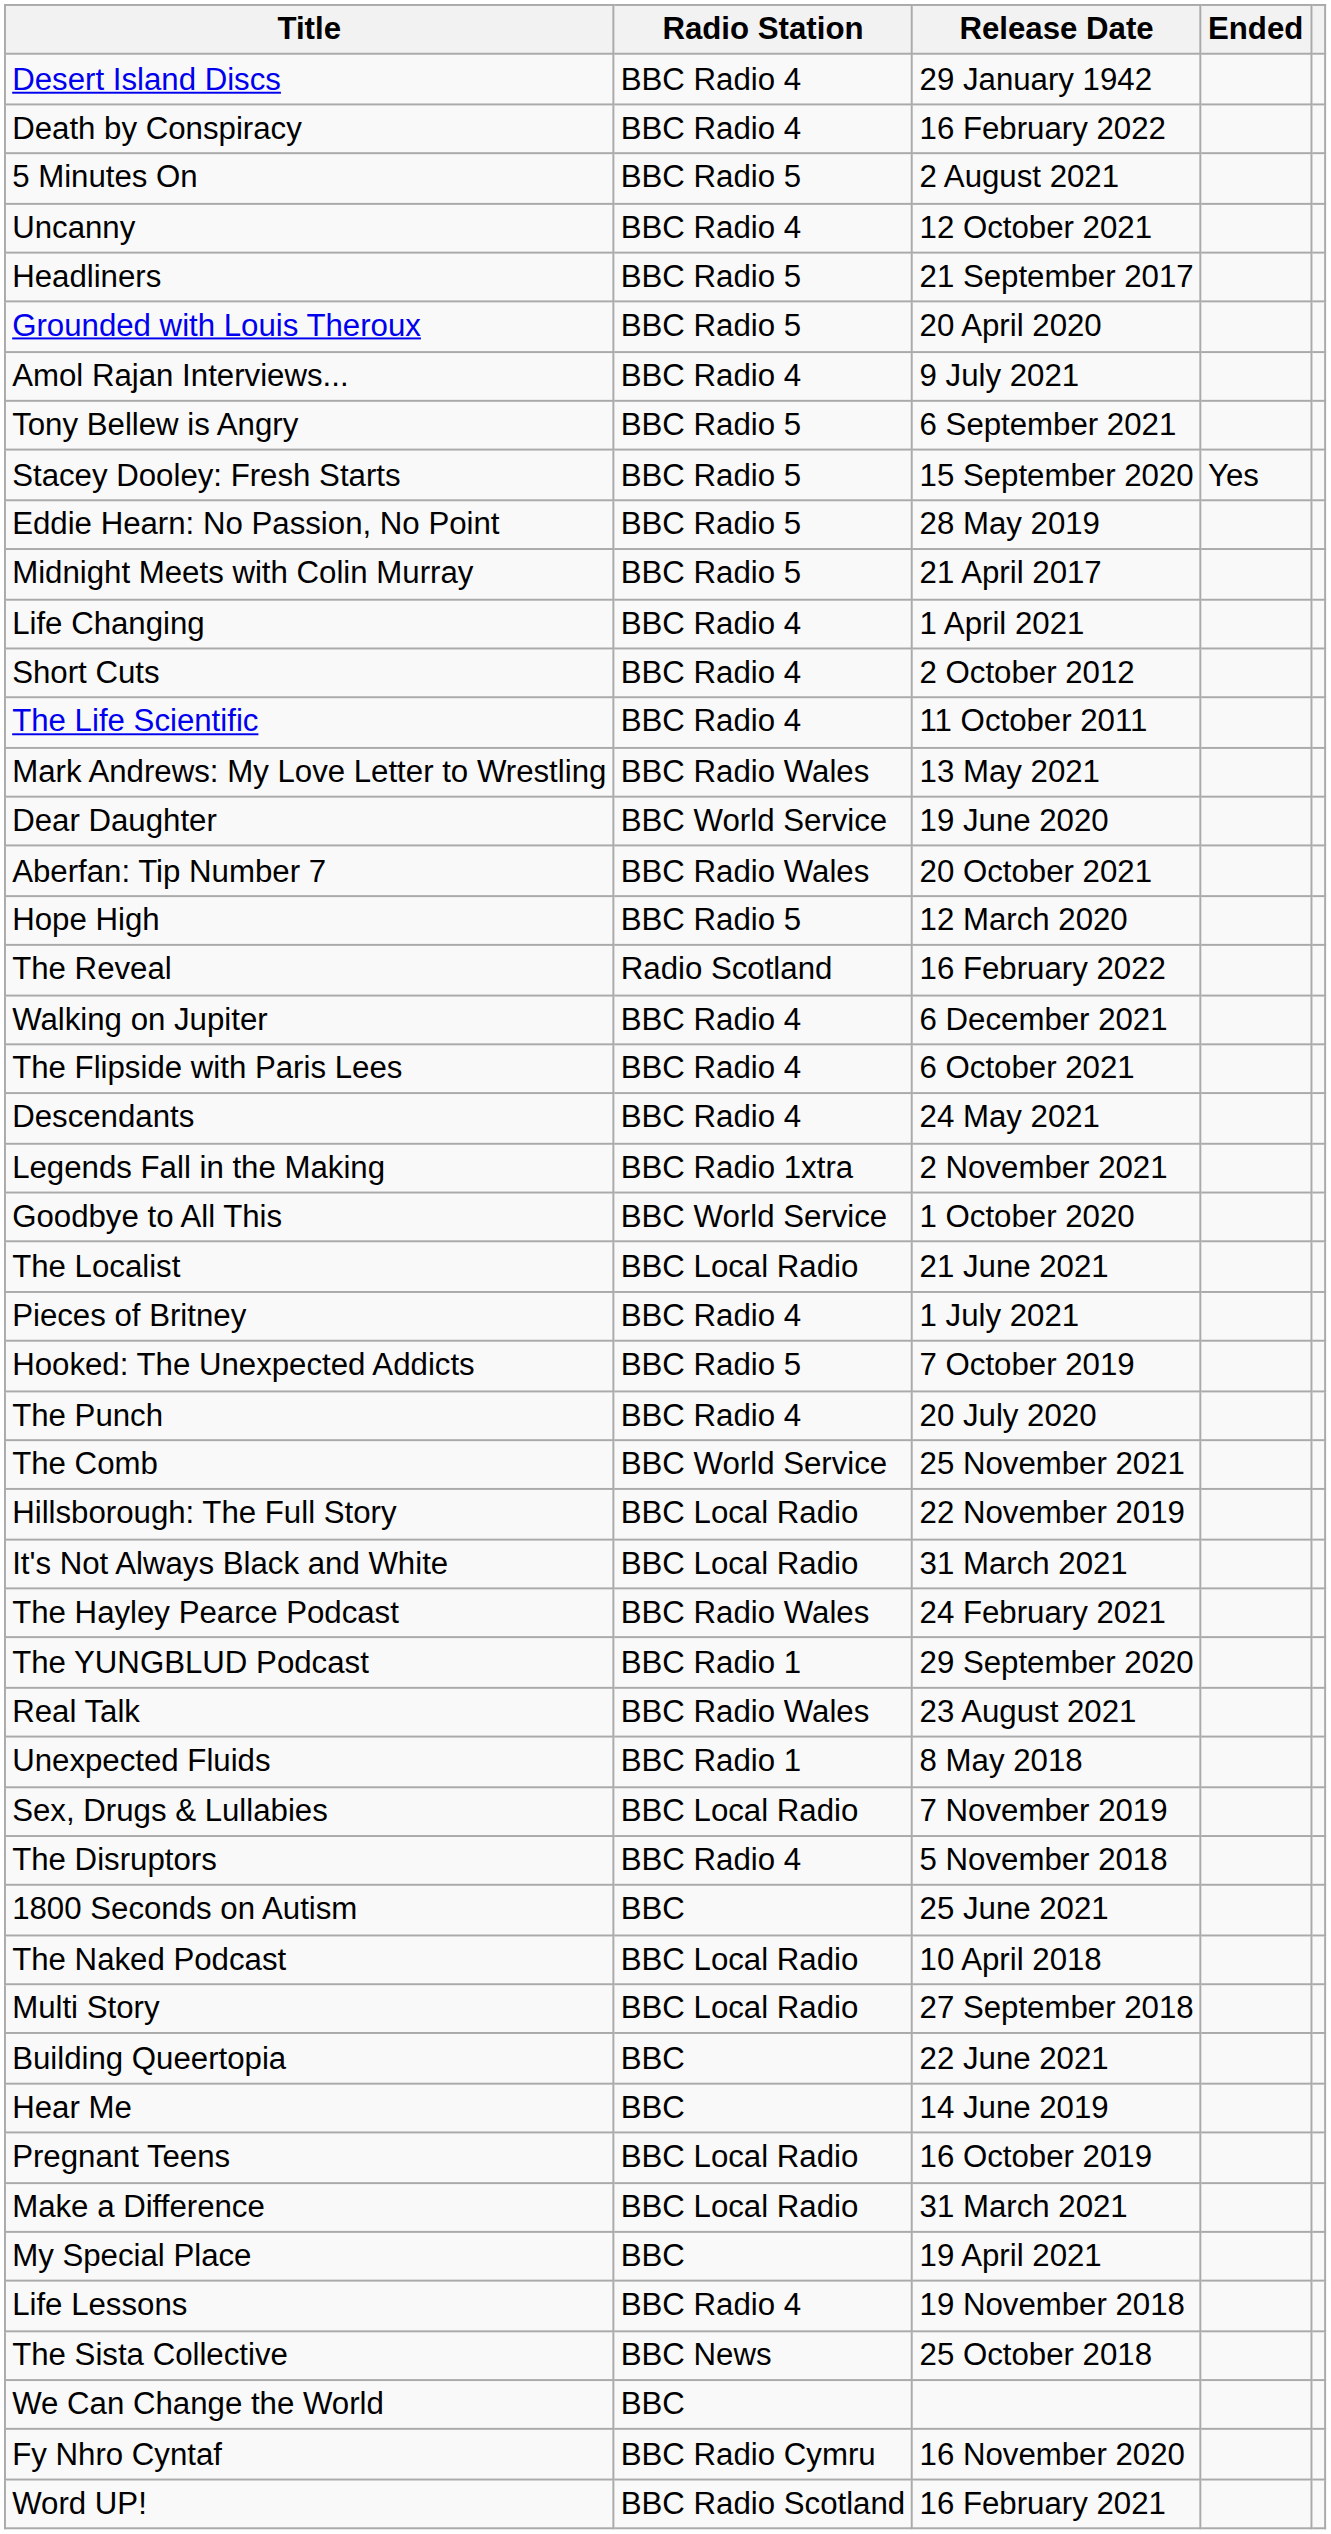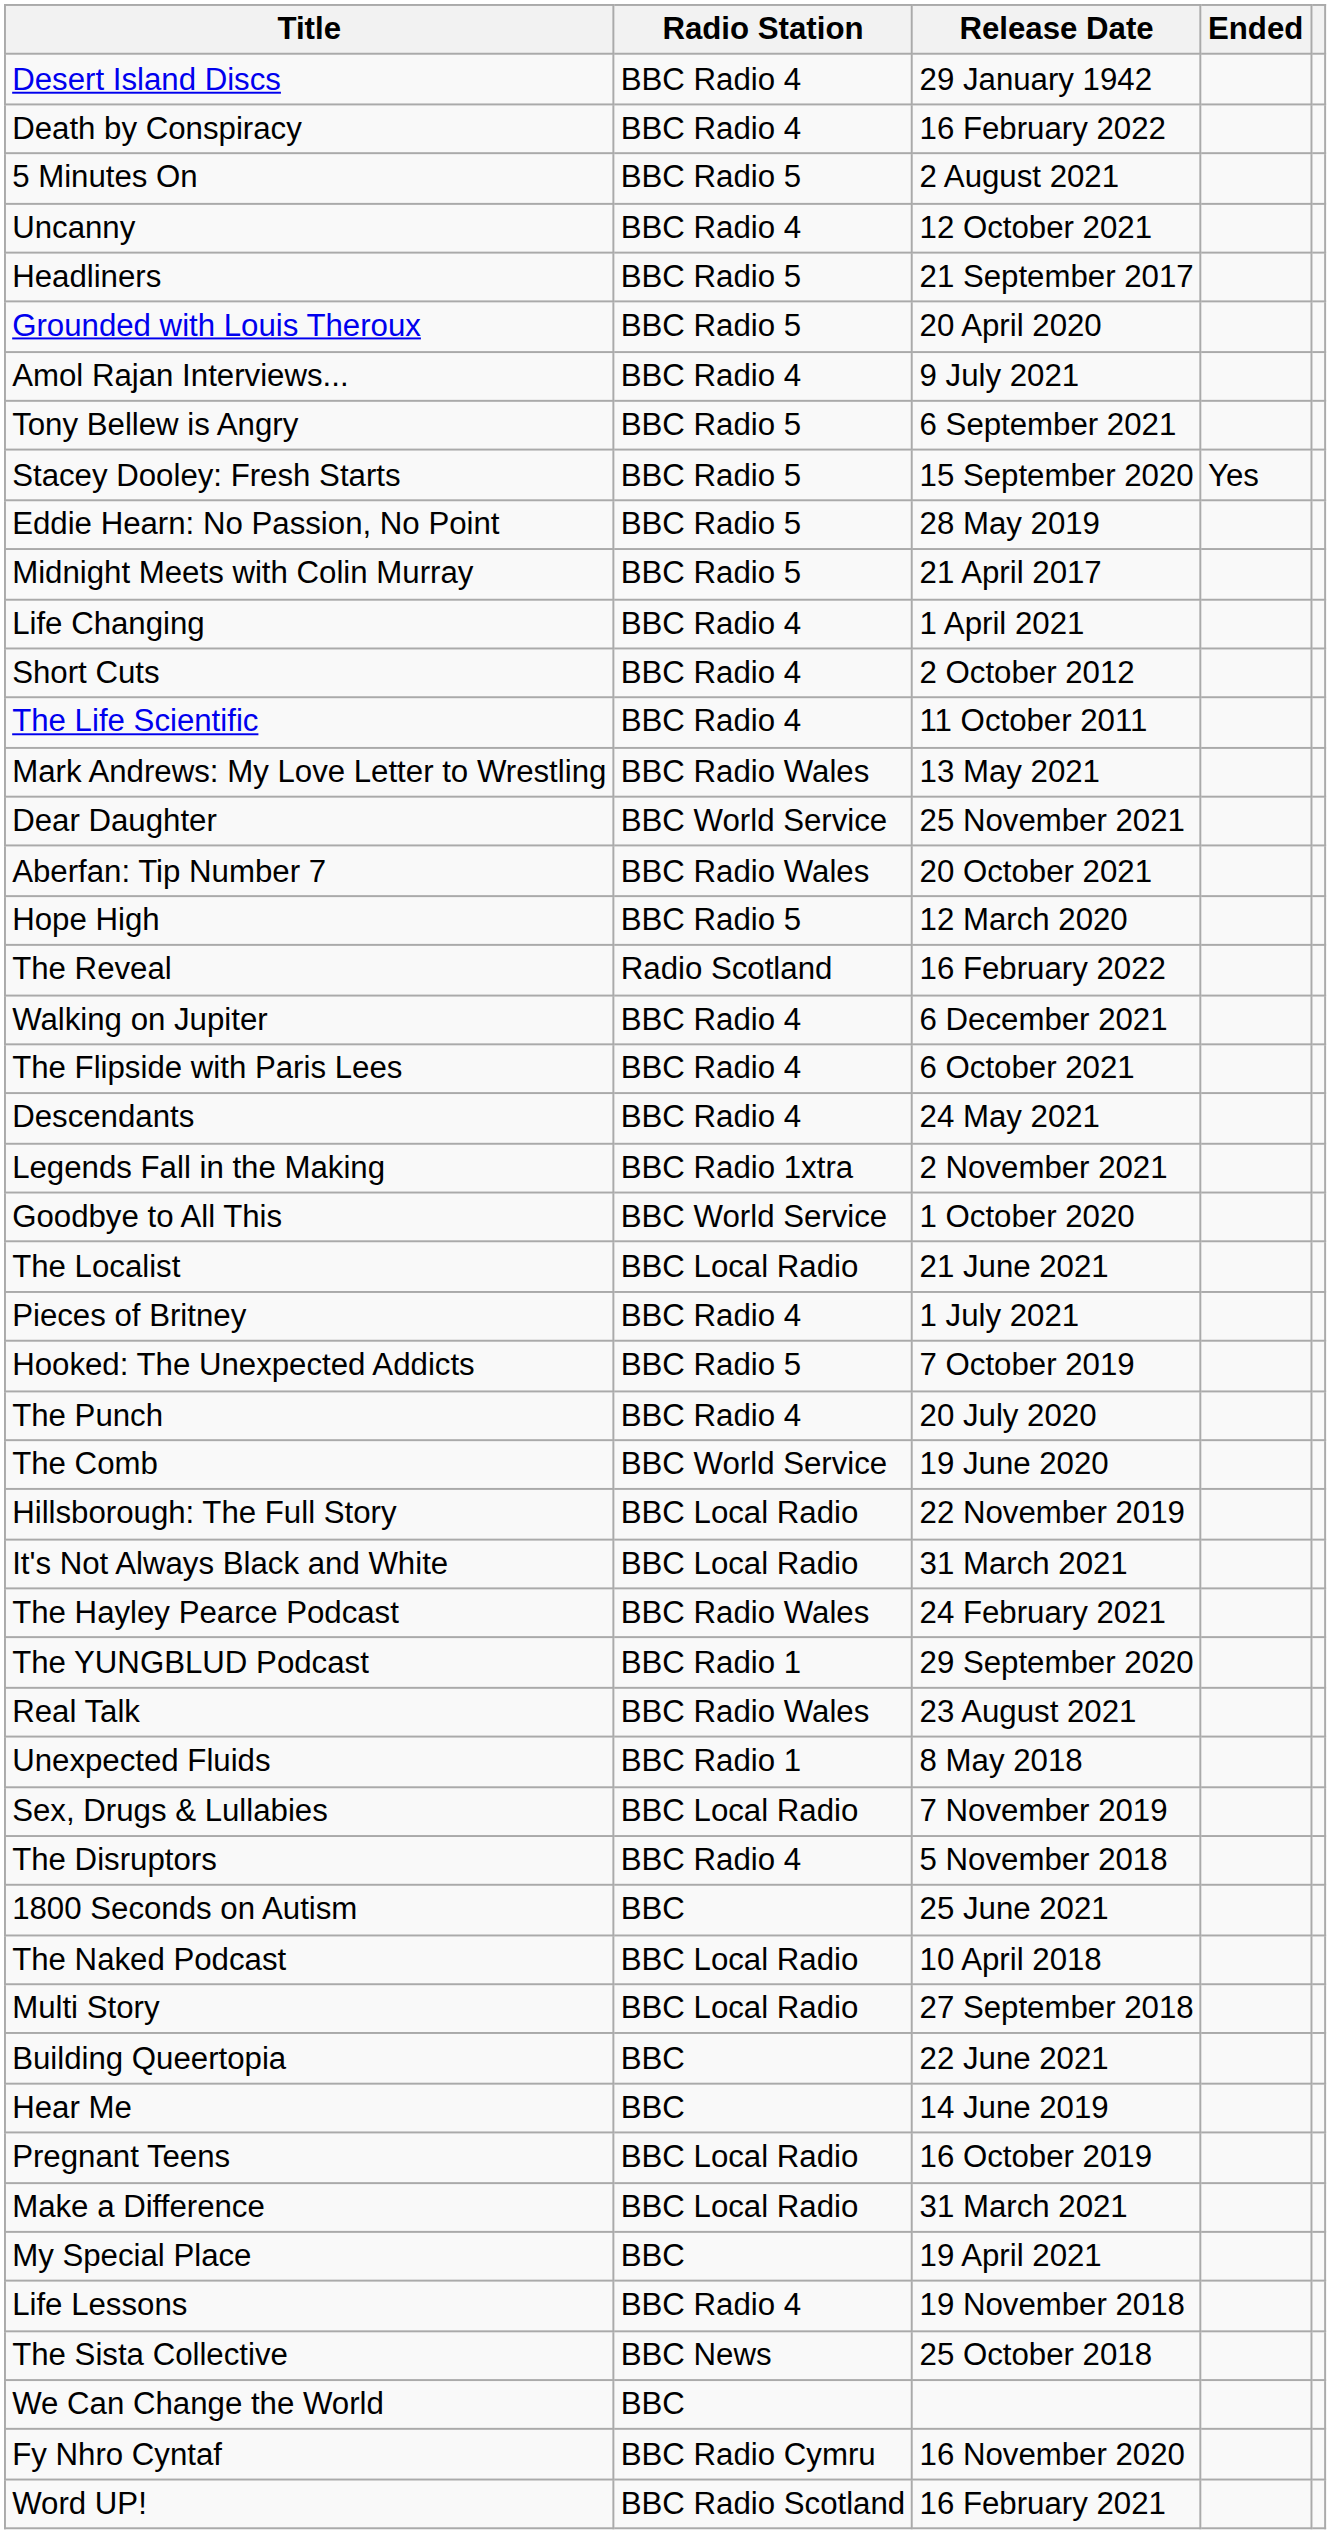(1014, 820) 19 June 2020 -> (1052, 820) 25 November 2021
(1052, 1464) 25 November 2021 -> (1014, 1464) 19 June 2020
